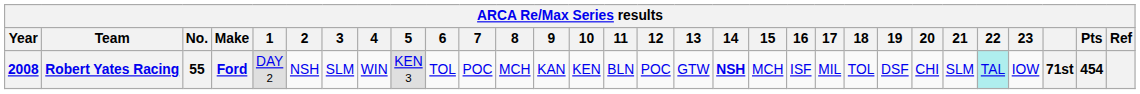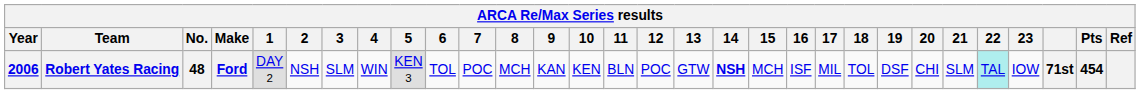(23, 69) 2008 -> (23, 69) 2006
(197, 69) 55 -> (197, 69) 48
